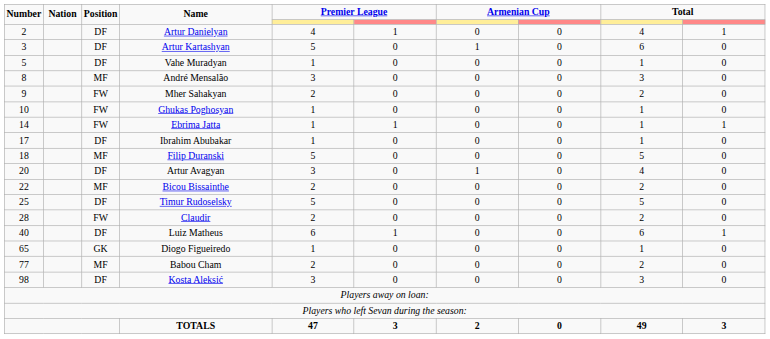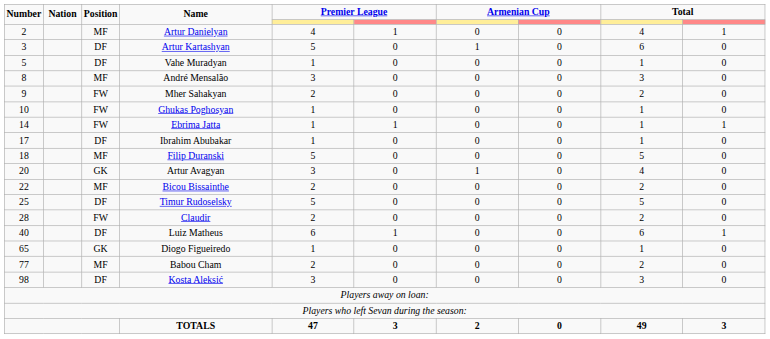(101, 32) DF -> (101, 32) MF
(101, 171) DF -> (101, 171) GK
